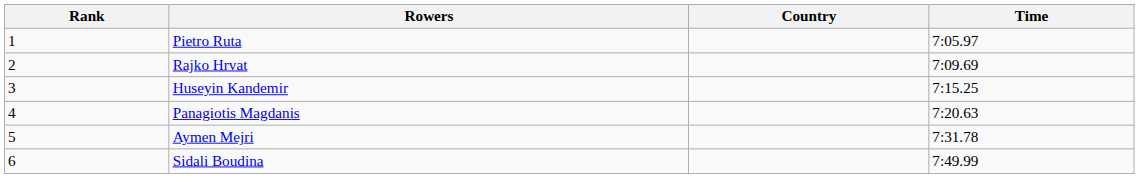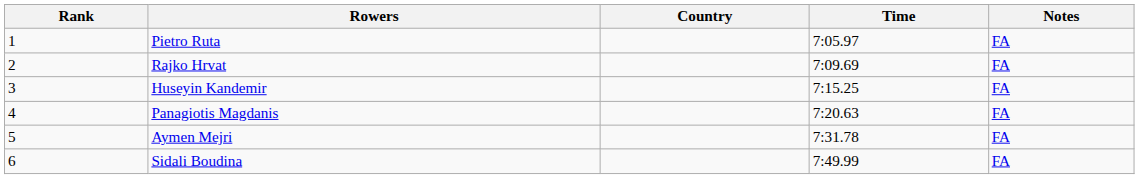+ column: (1061, 16)
